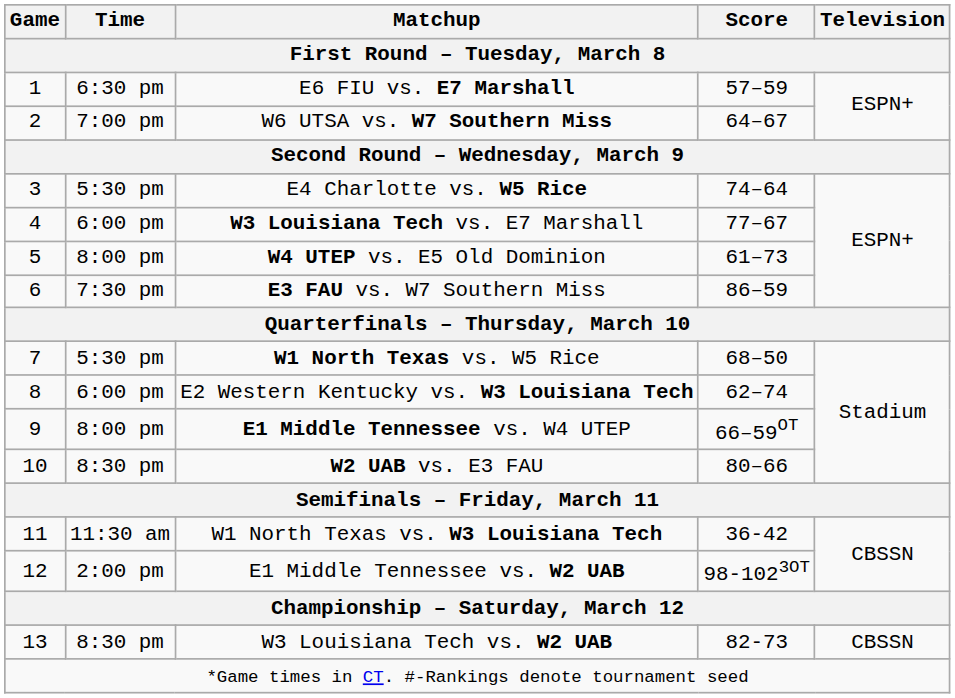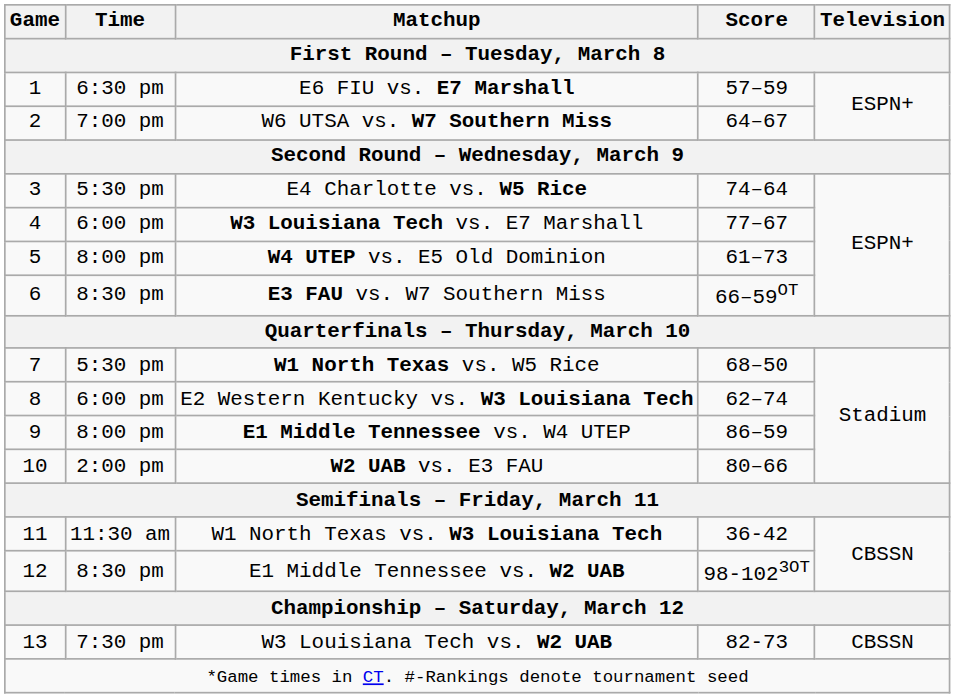(120, 292) 7:30 pm -> (120, 295) 8:30 pm
(757, 292) 86–59 -> (757, 295) 66–59OT
(757, 430) 66–59OT -> (757, 433) 86–59
(120, 467) 8:30 pm -> (120, 467) 2:00 pm
(120, 572) 2:00 pm -> (120, 572) 8:30 pm
(120, 642) 8:30 pm -> (120, 642) 7:30 pm
